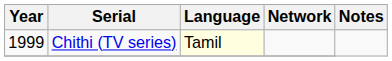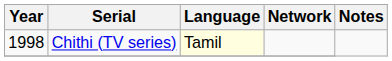(26, 42) 1999 -> (26, 42) 1998
